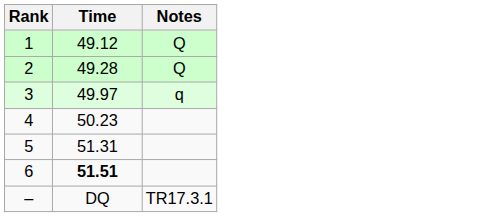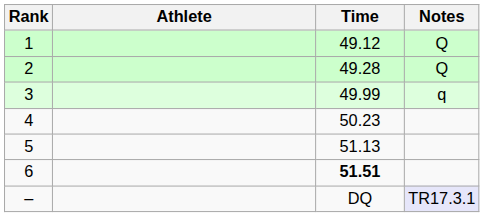+ column: (184, 17)
(97, 95) 49.97 -> (360, 95) 49.99
(97, 146) 51.31 -> (360, 146) 51.13
(179, 198) no background -> (442, 198) lavender background
